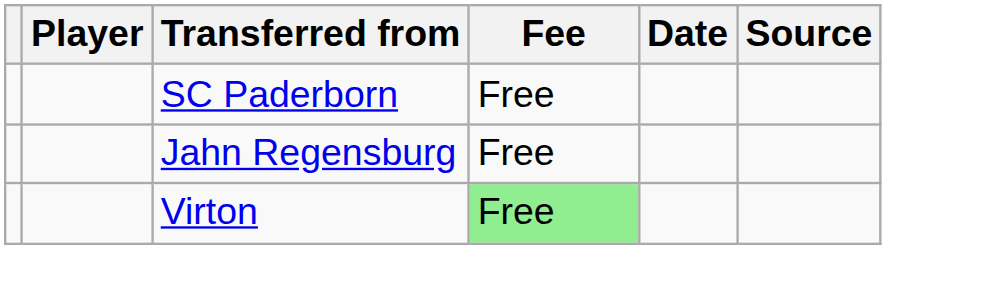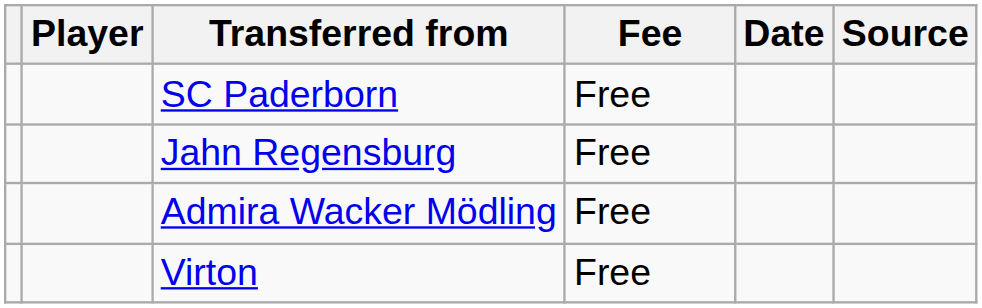+ row: (359, 212)
(516, 212) lightgreen background -> (613, 271) no background
